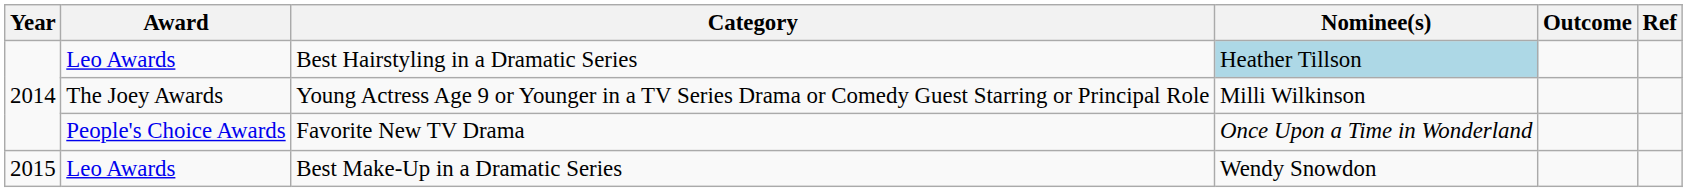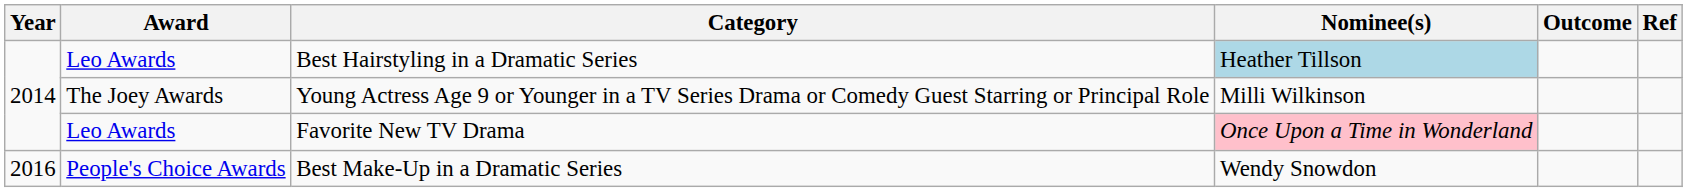(176, 131) People's Choice Awards -> (121, 131) Leo Awards
(1376, 131) no background -> (1376, 131) pink background
(33, 167) 2015 -> (33, 167) 2016
(121, 167) Leo Awards -> (176, 167) People's Choice Awards
